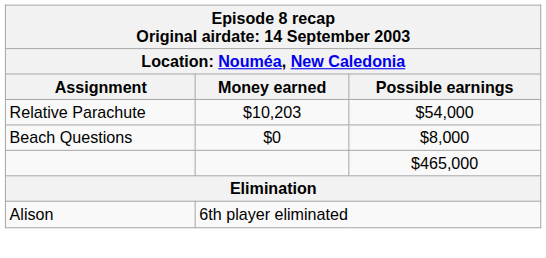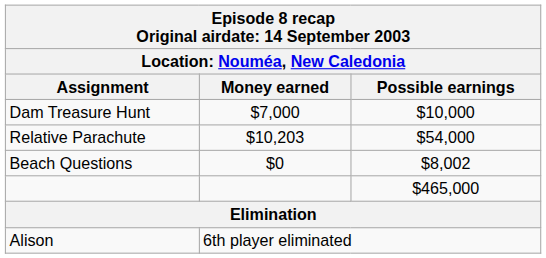+ row: (80, 112)
(445, 138) $8,000 -> (446, 163) $8,002
